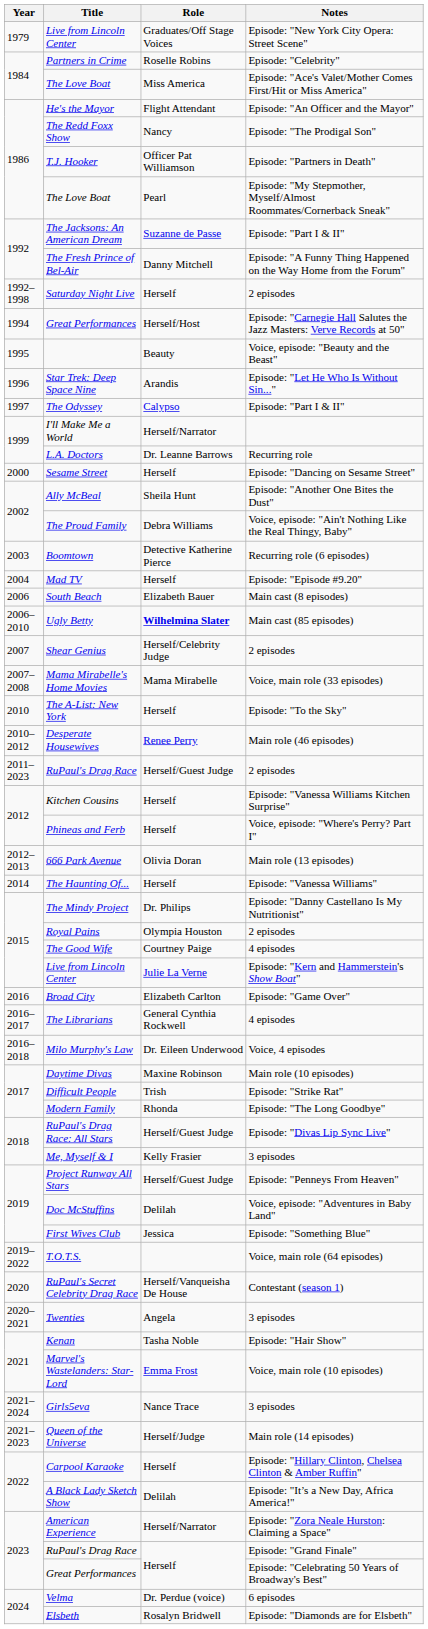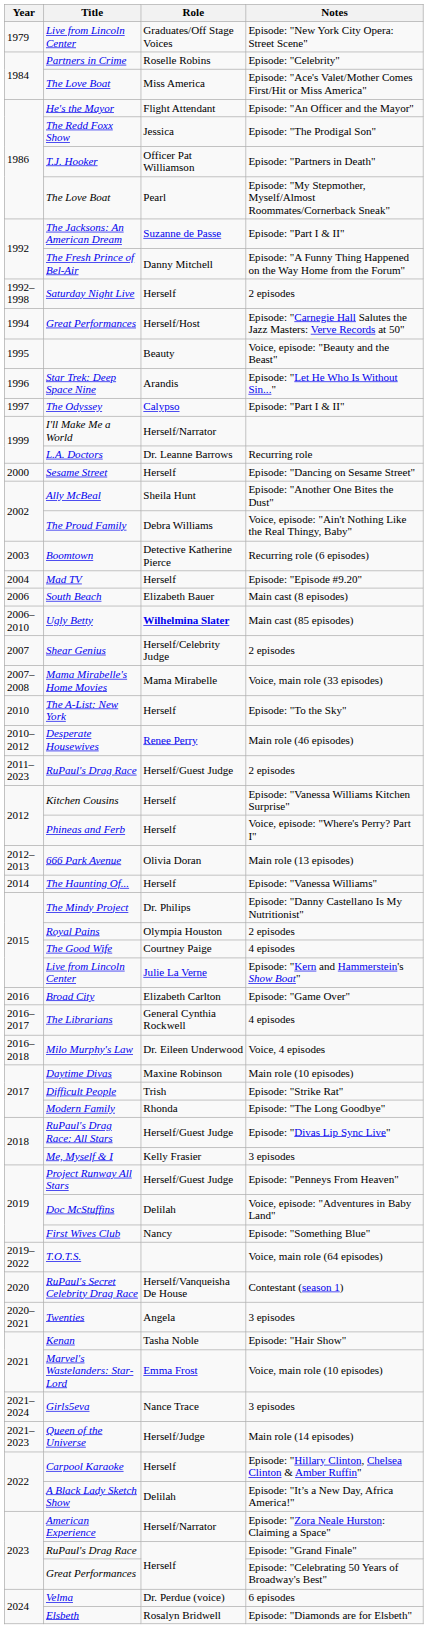(158, 131) Nancy -> (159, 131) Jessica
(159, 1233) Jessica -> (158, 1233) Nancy
